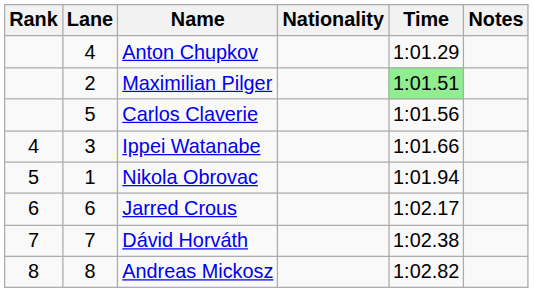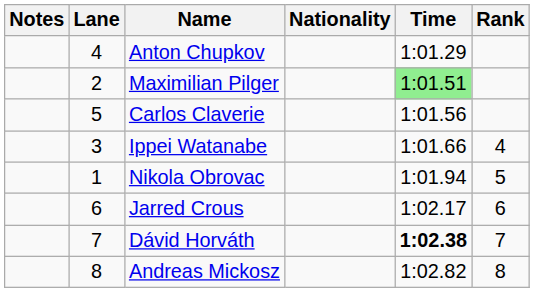columns swapped: (33, 20) <-> (496, 20)
(426, 240) normal -> (433, 240) bold
